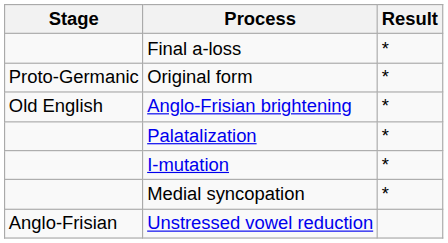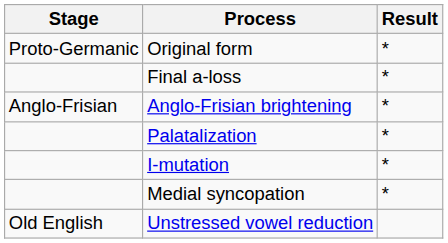rows swapped: (200, 77) <-> (194, 48)
(56, 106) Old English -> (63, 106) Anglo-Frisian
(63, 223) Anglo-Frisian -> (56, 223) Old English
